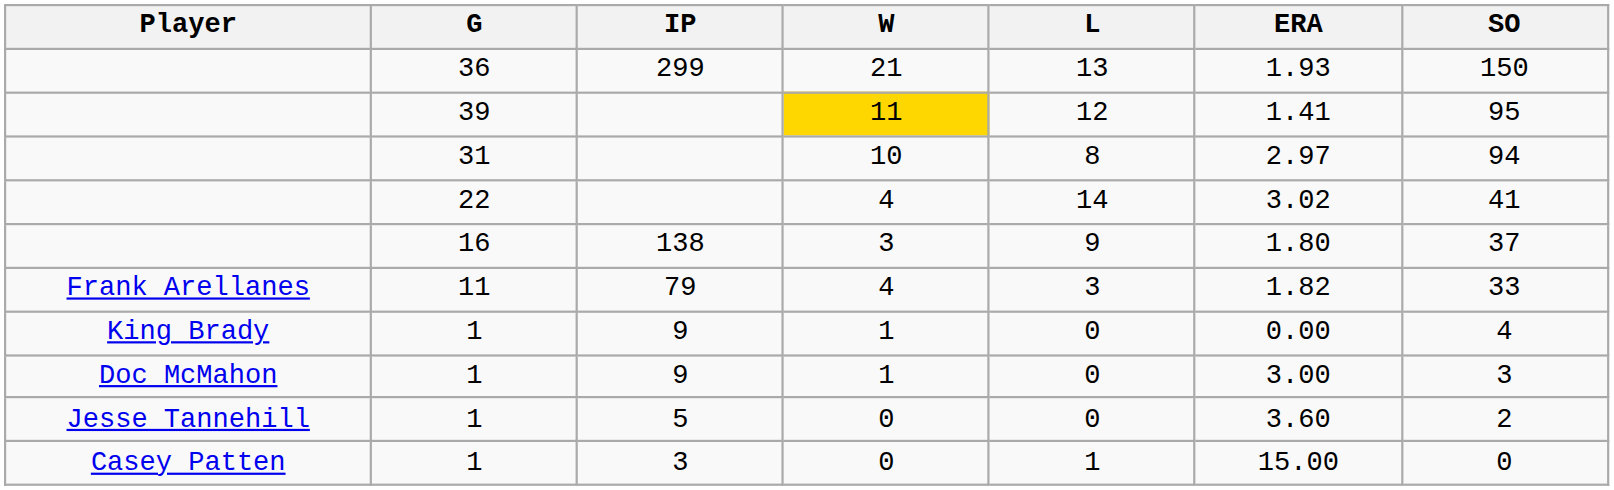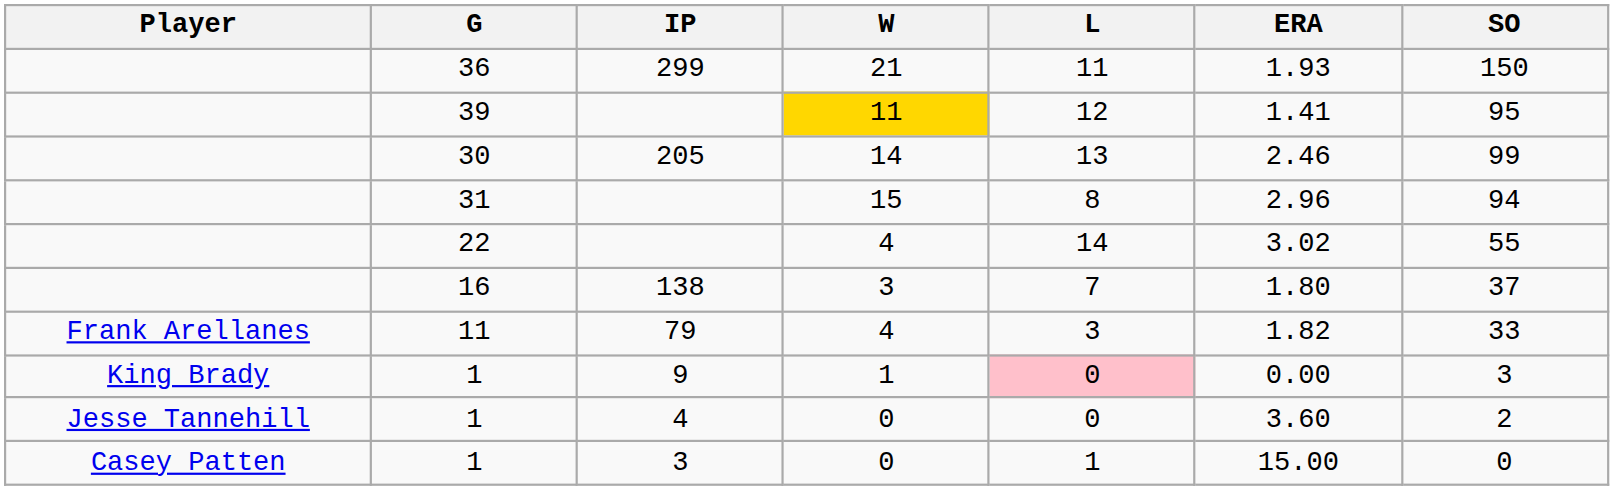(1092, 71) 13 -> (1092, 71) 11
+ row: (188, 158)
(886, 158) 10 -> (886, 202) 15
(1298, 158) 2.97 -> (1298, 202) 2.96
(1504, 202) 41 -> (1504, 246) 55
(1092, 246) 9 -> (1092, 289) 7
(1092, 333) no background -> (1092, 377) pink background
(1504, 333) 4 -> (1504, 377) 3
- row: (188, 377)
(680, 420) 5 -> (680, 420) 4
